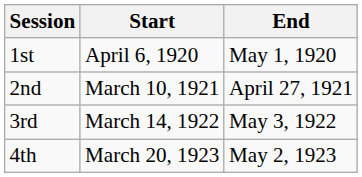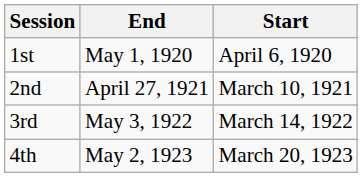columns swapped: (152, 21) <-> (291, 21)
